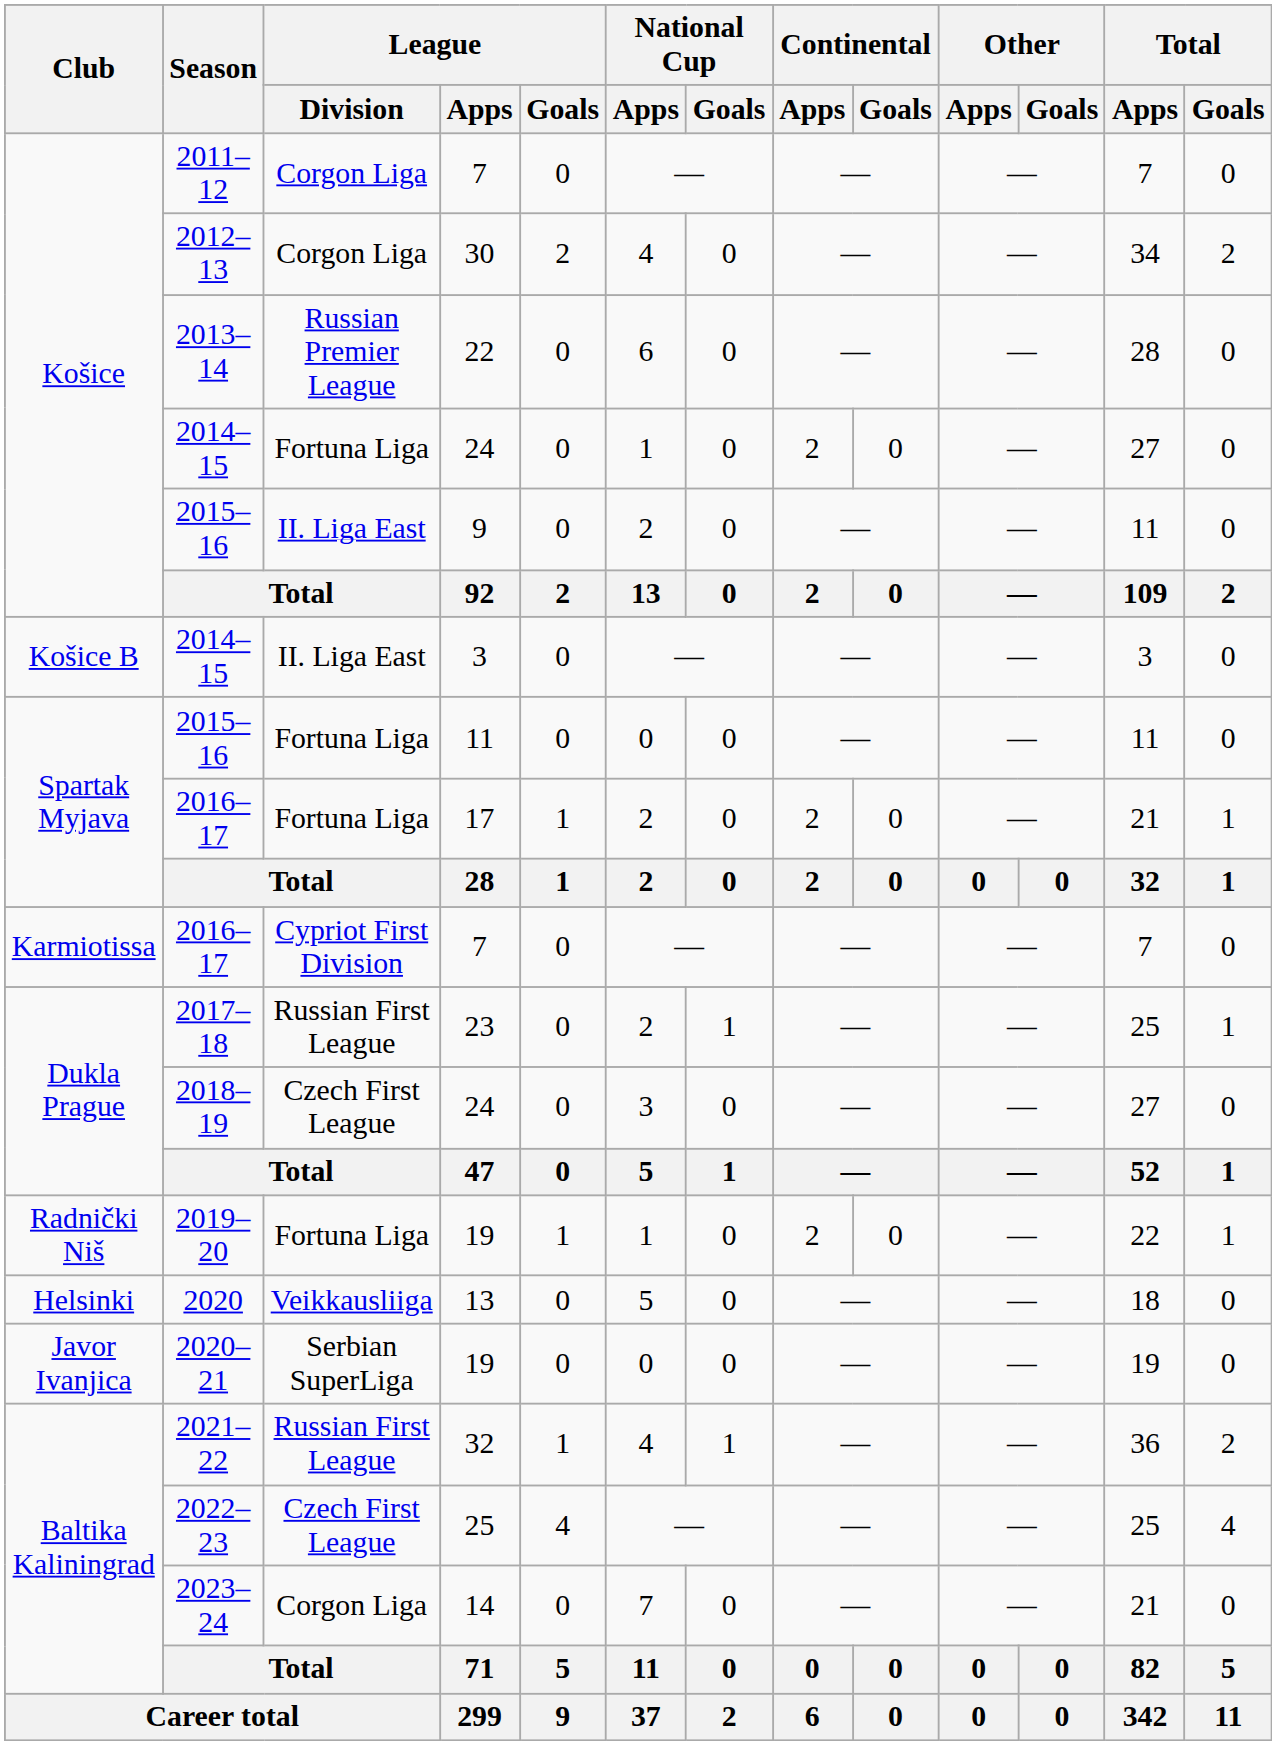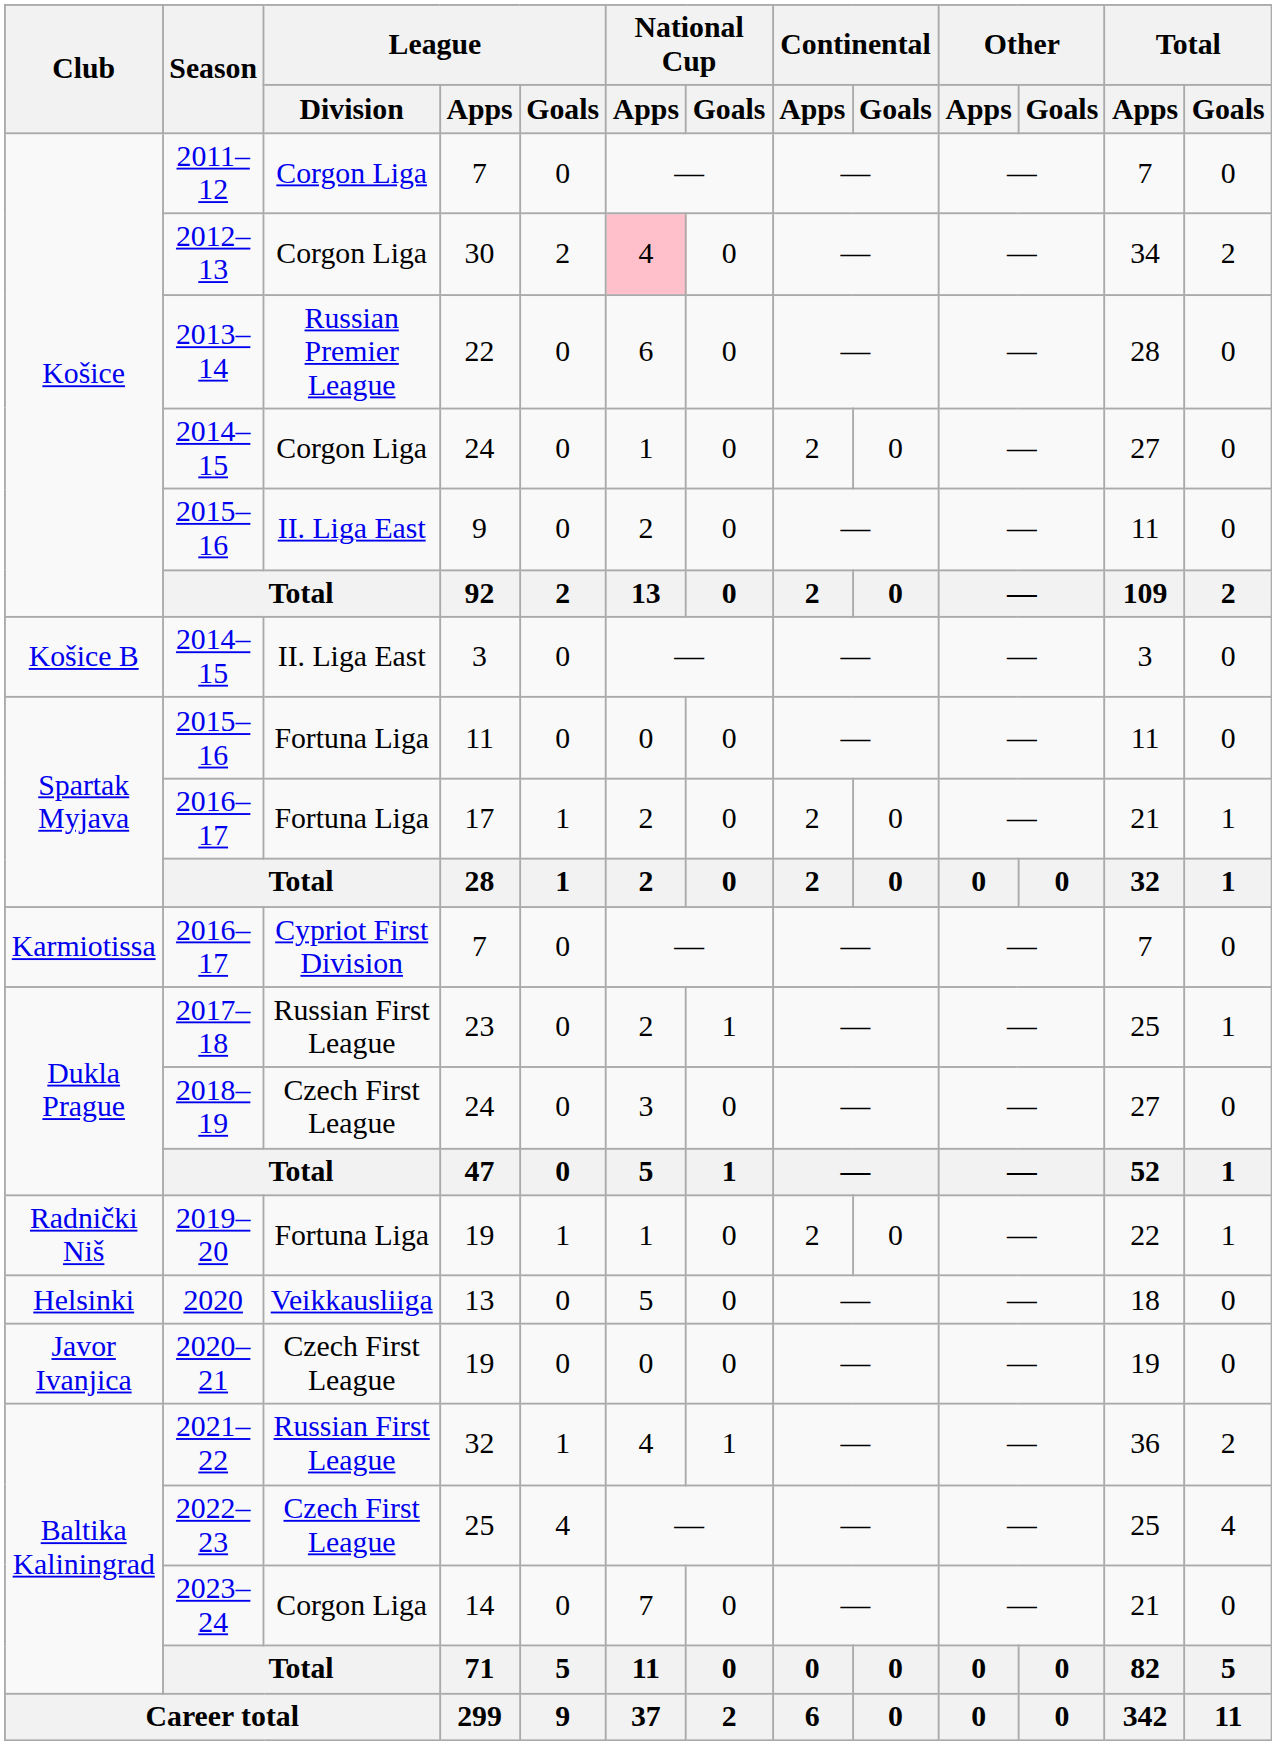(646, 253) no background -> (646, 253) pink background
(352, 448) Fortuna Liga -> (352, 448) Corgon Liga
(352, 1363) Serbian SuperLiga -> (352, 1363) Czech First League
